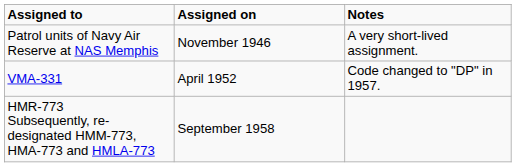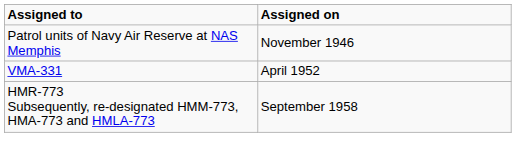- column: (366, 14)
